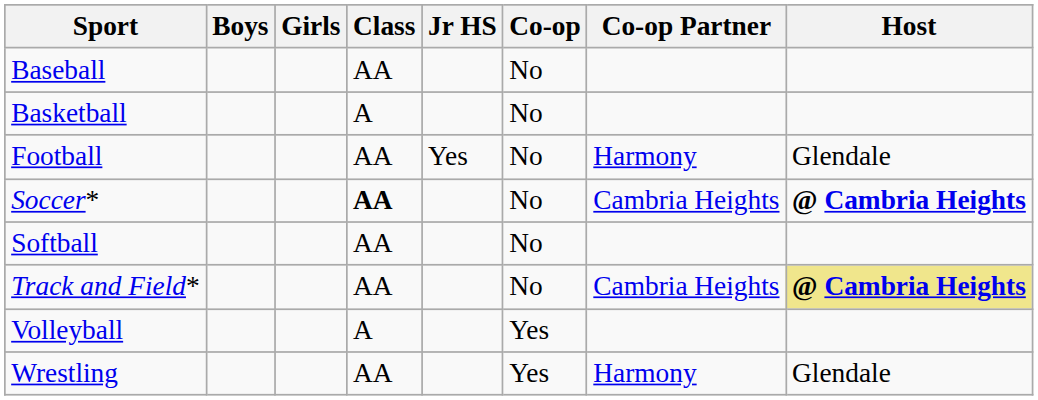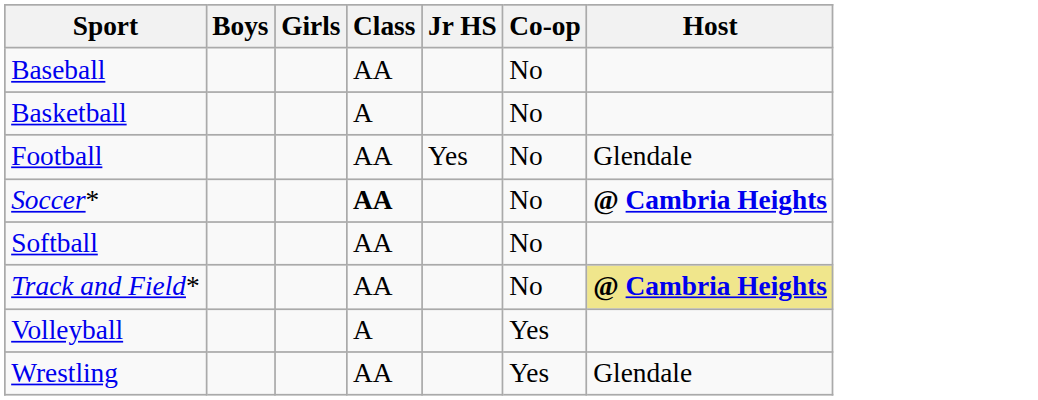- column: (686, 26)
